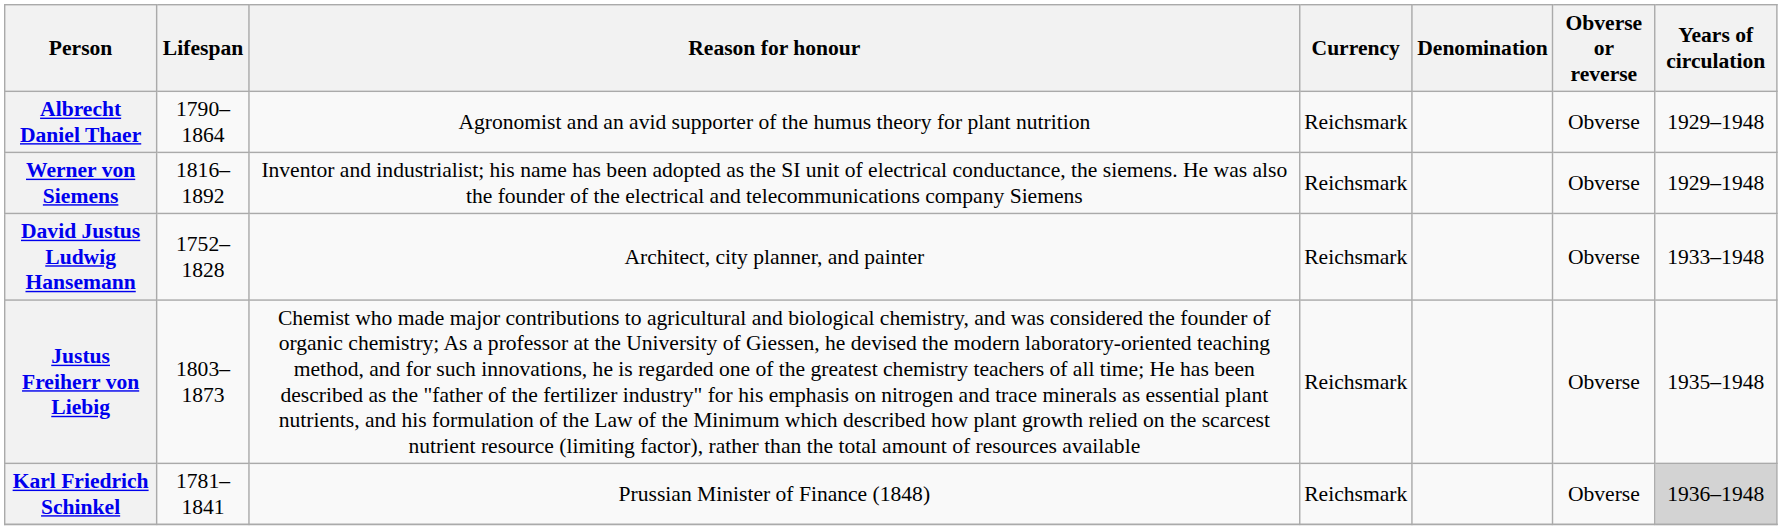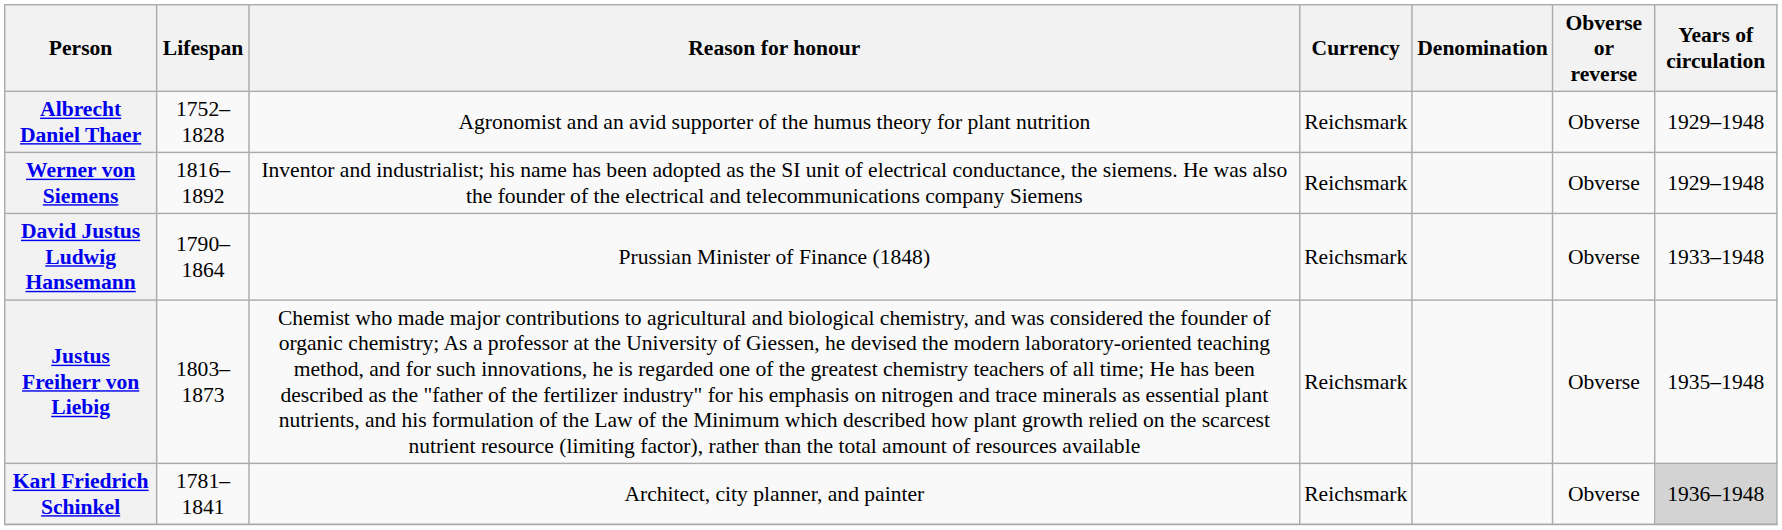(203, 121) 1790–1864 -> (203, 121) 1752–1828
(203, 257) 1752–1828 -> (203, 257) 1790–1864
(774, 257) Architect, city planner, and painter -> (774, 257) Prussian Minister of Finance (1848)
(774, 494) Prussian Minister of Finance (1848) -> (774, 494) Architect, city planner, and painter
